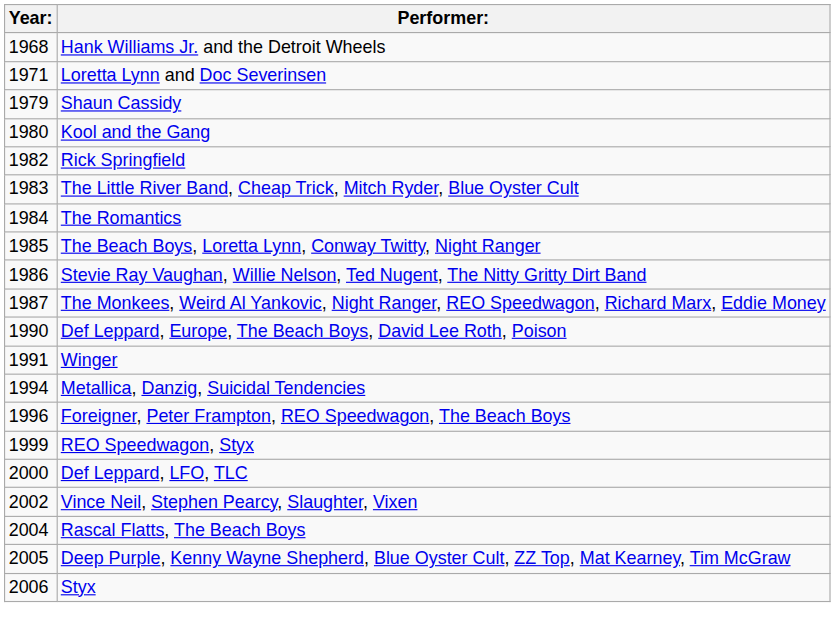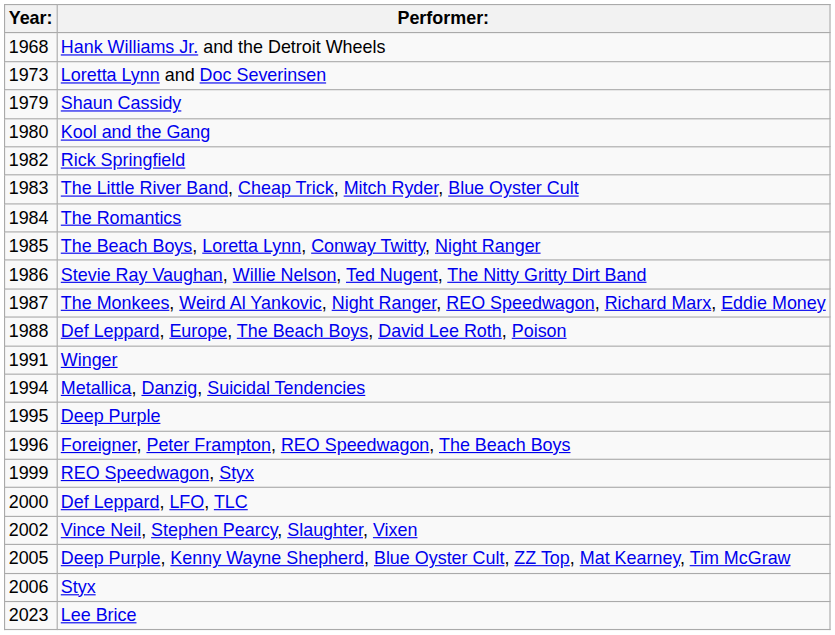(29, 75) 1971 -> (29, 75) 1973
(29, 331) 1990 -> (29, 331) 1988
+ row: (111, 416)
- row: (183, 530)
+ row: (99, 615)
